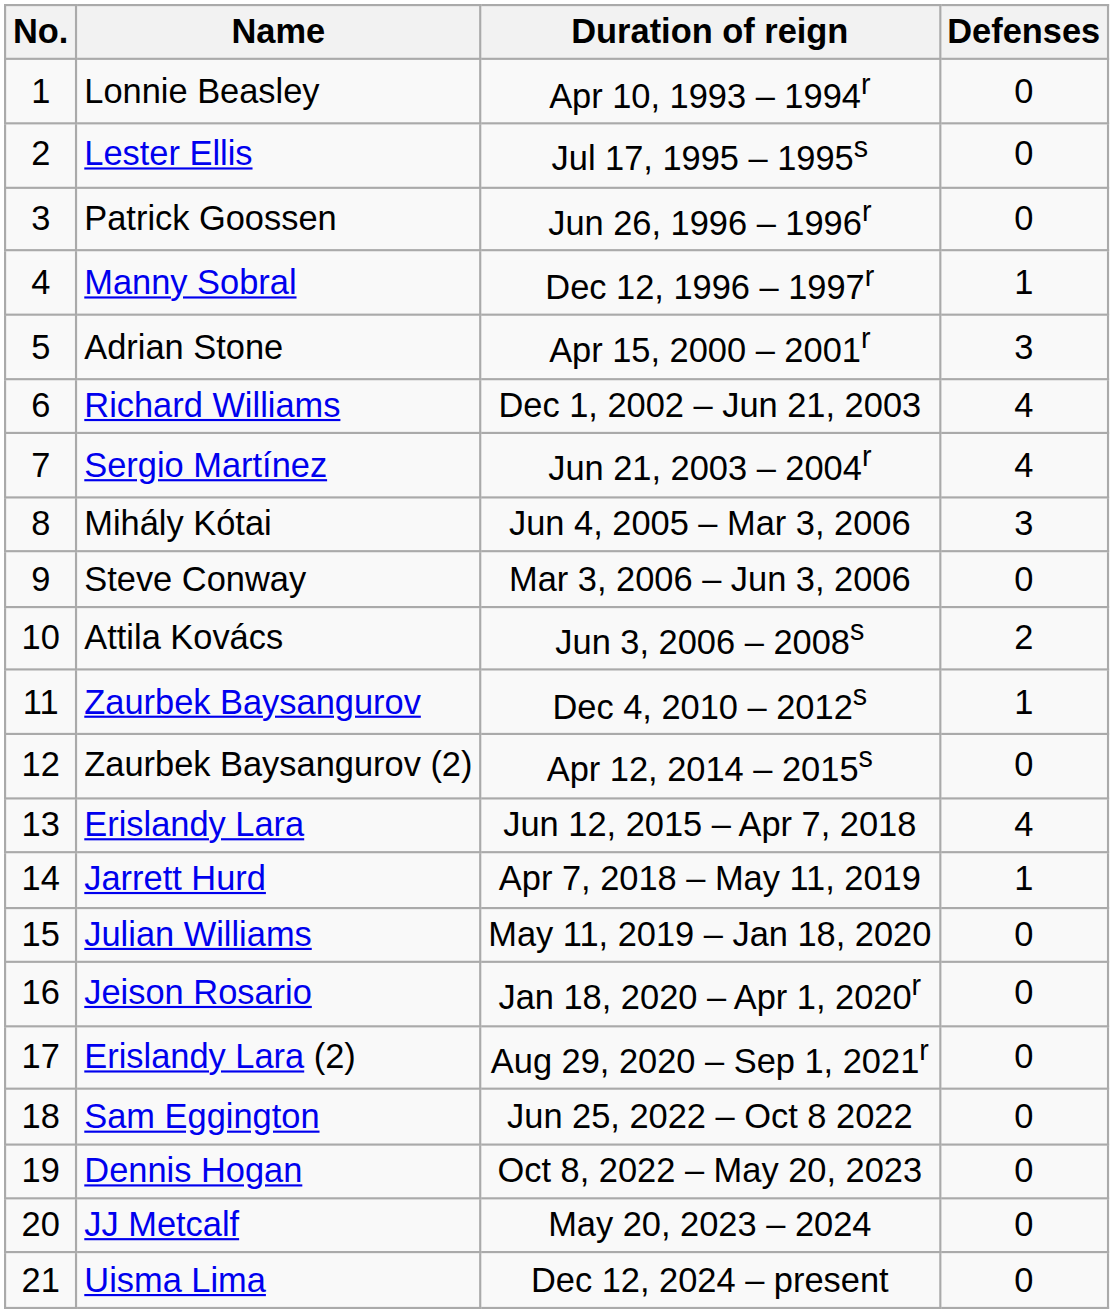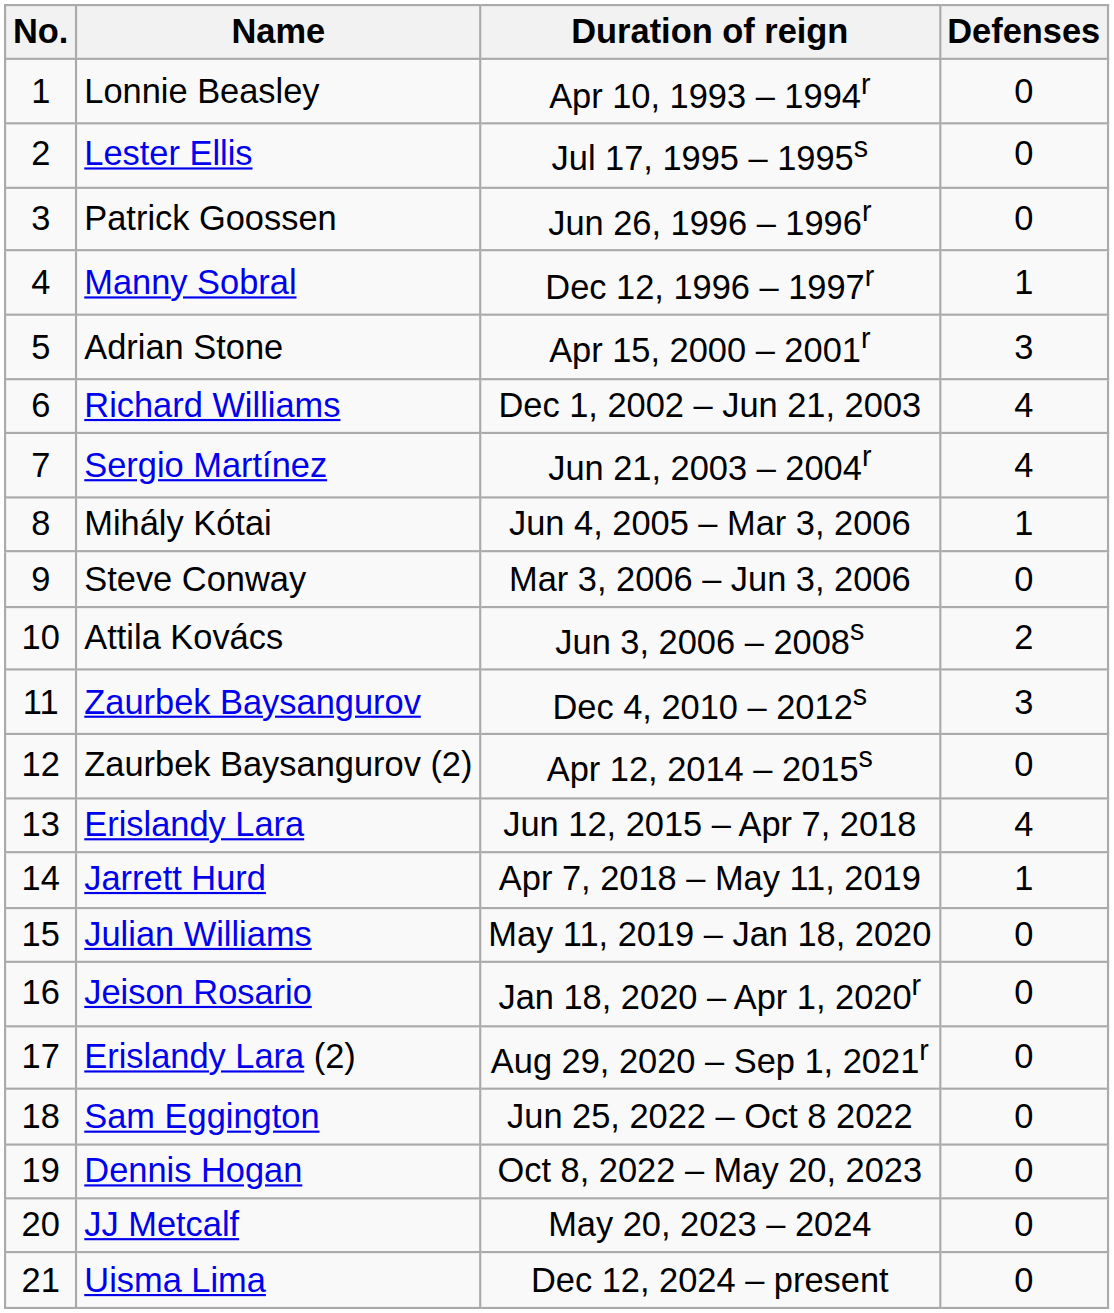(1024, 524) 3 -> (1024, 524) 1
(1024, 701) 1 -> (1024, 701) 3
